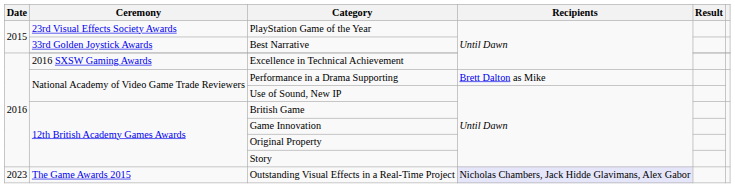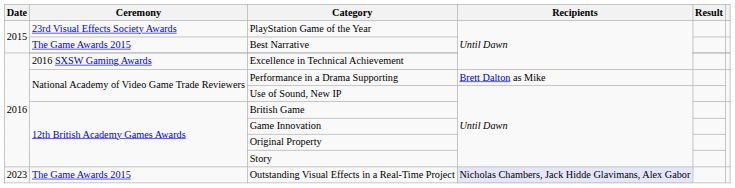(92, 45) 33rd Golden Joystick Awards -> (81, 45) The Game Awards 2015
